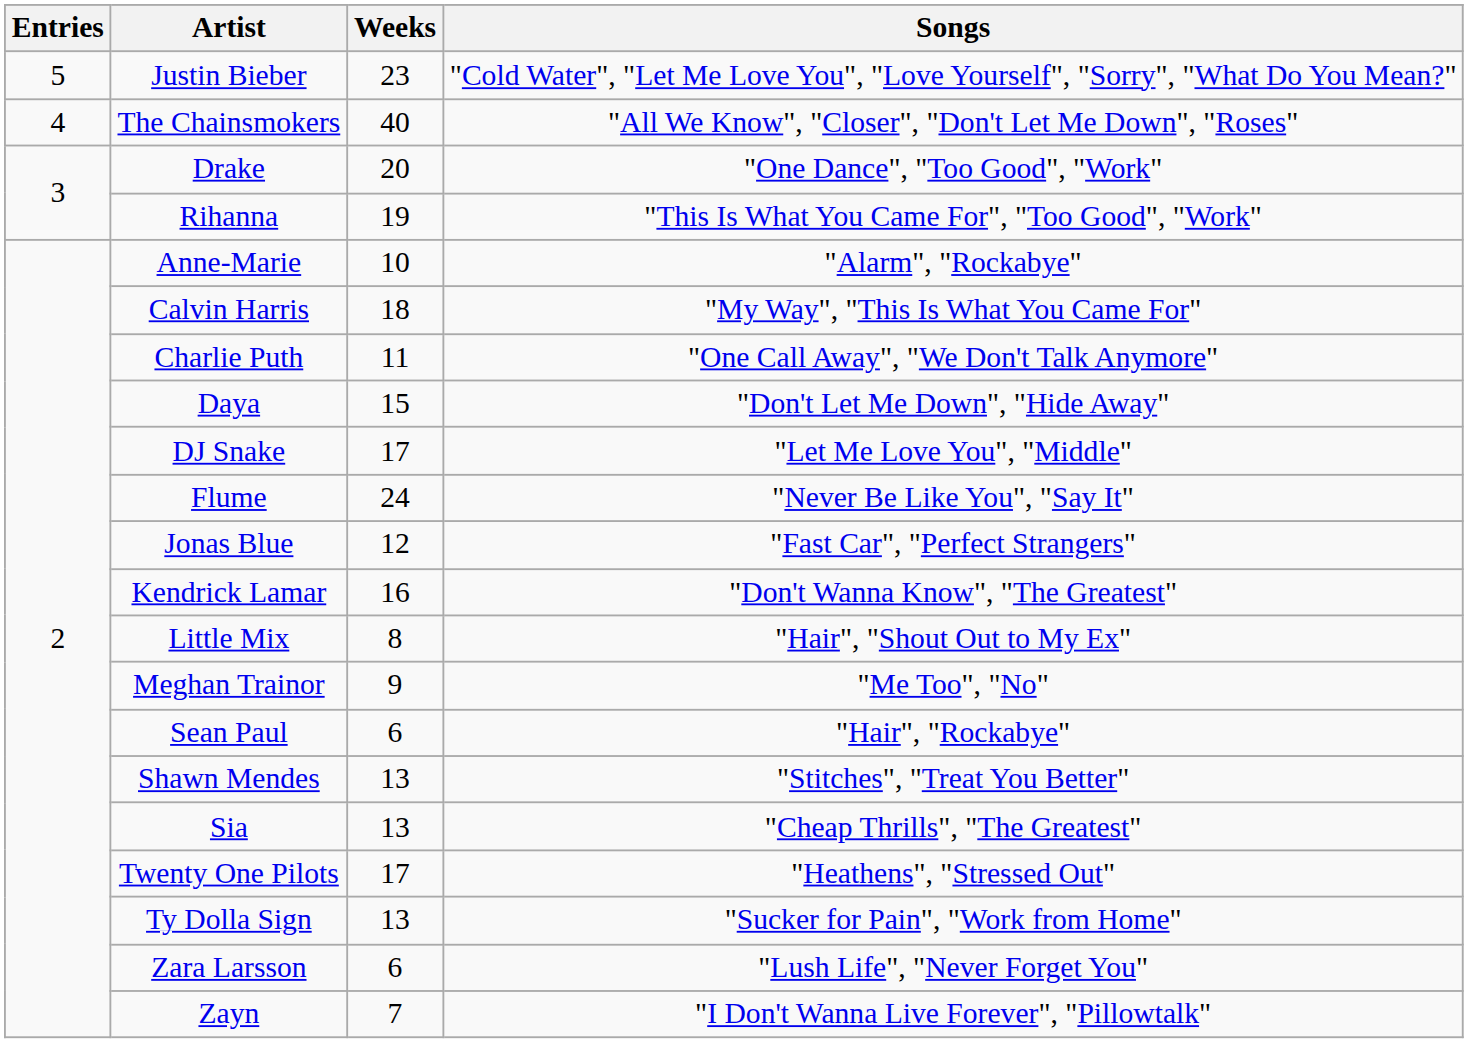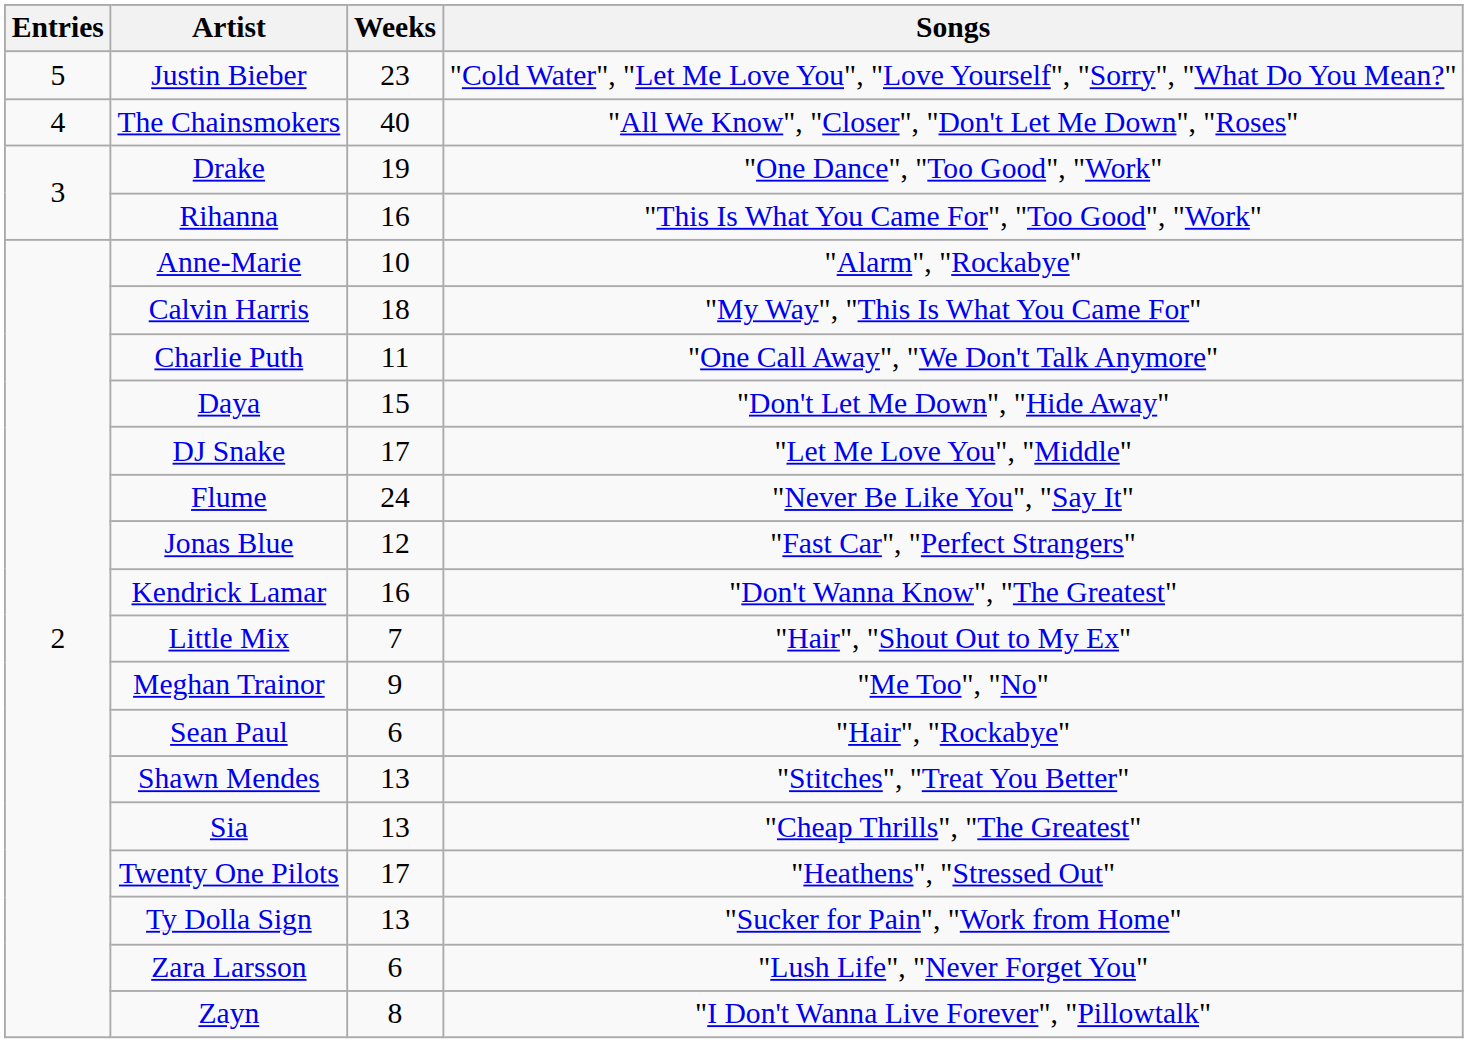(395, 168) 20 -> (395, 168) 19
(395, 215) 19 -> (395, 215) 16
(395, 638) 8 -> (395, 638) 7
(395, 1013) 7 -> (395, 1013) 8
